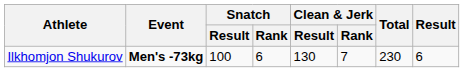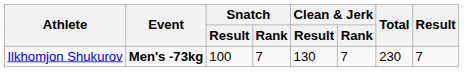(259, 56) 6 -> (259, 56) 7
(419, 56) 6 -> (419, 56) 7
